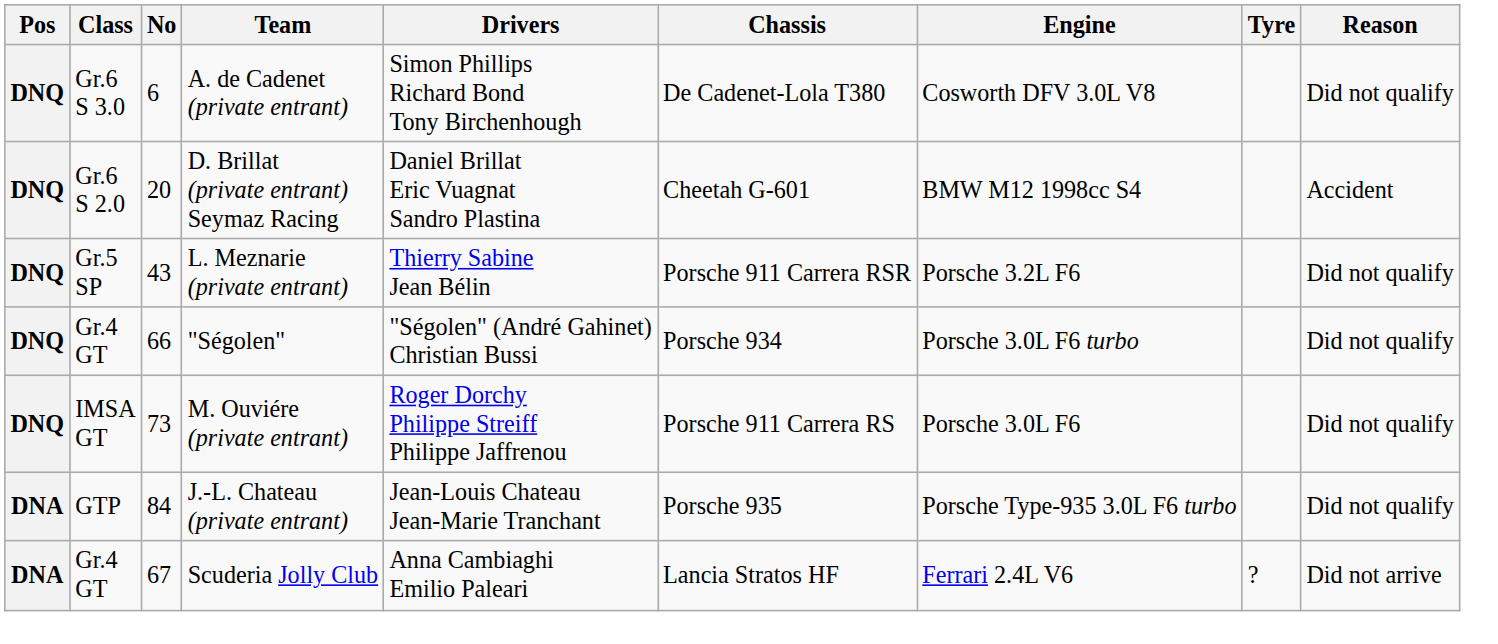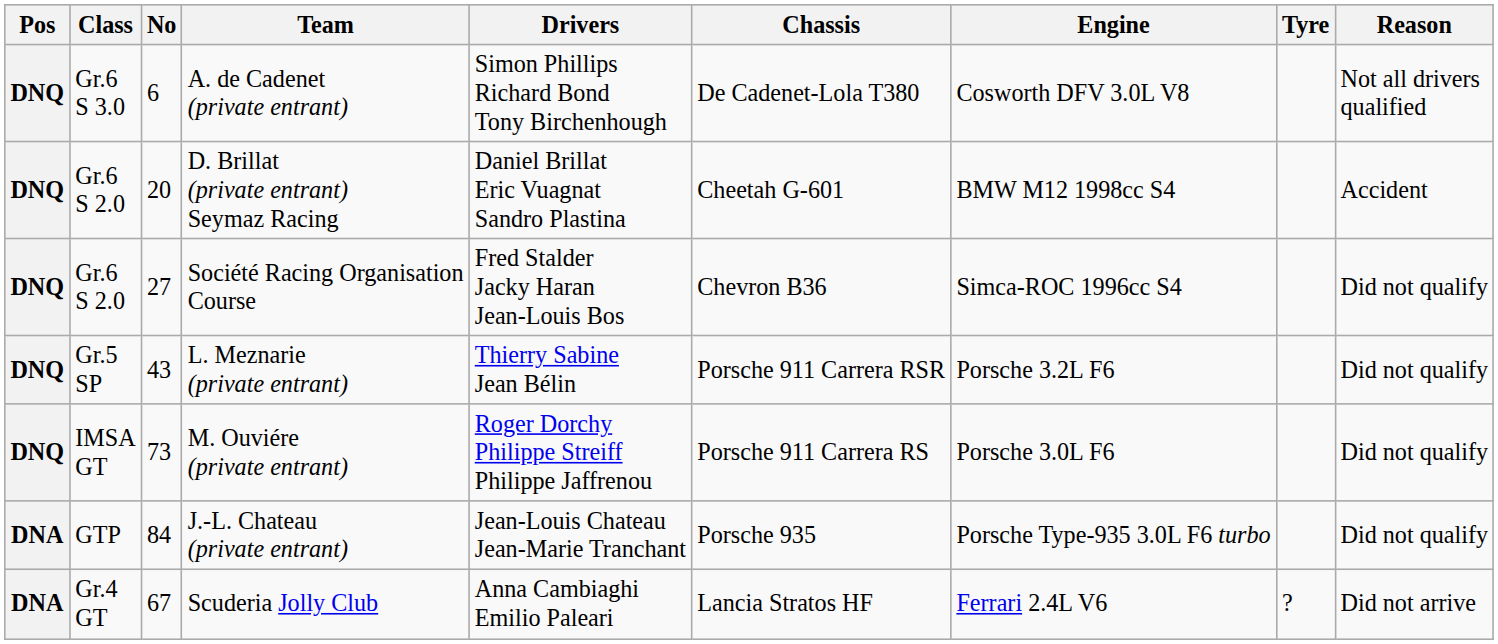(1380, 93) Did not qualify -> (1410, 93) Not all drivers qualified
+ row: (326, 287)
- row: (236, 341)
